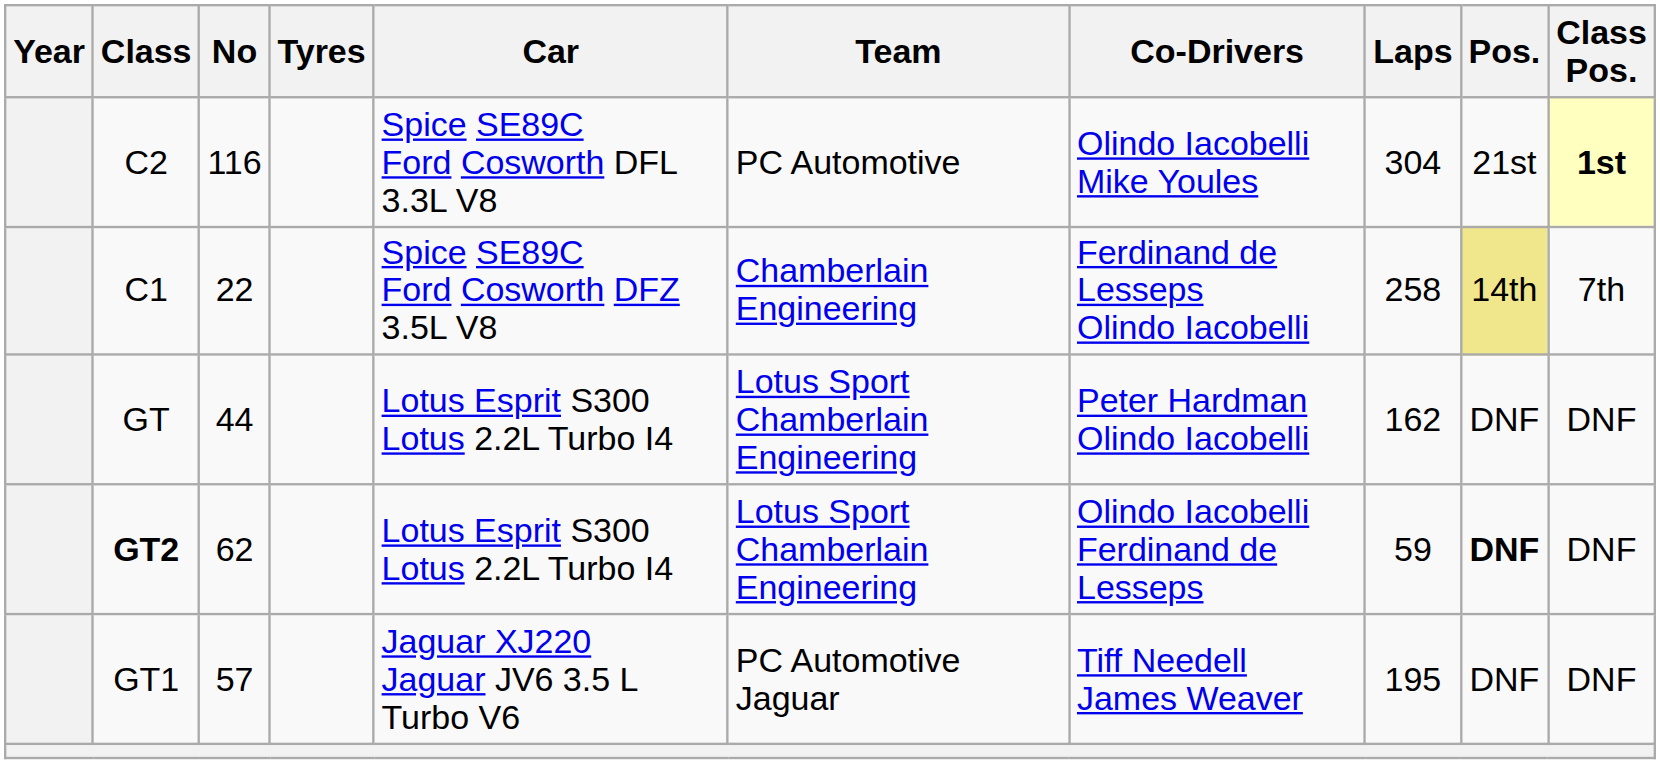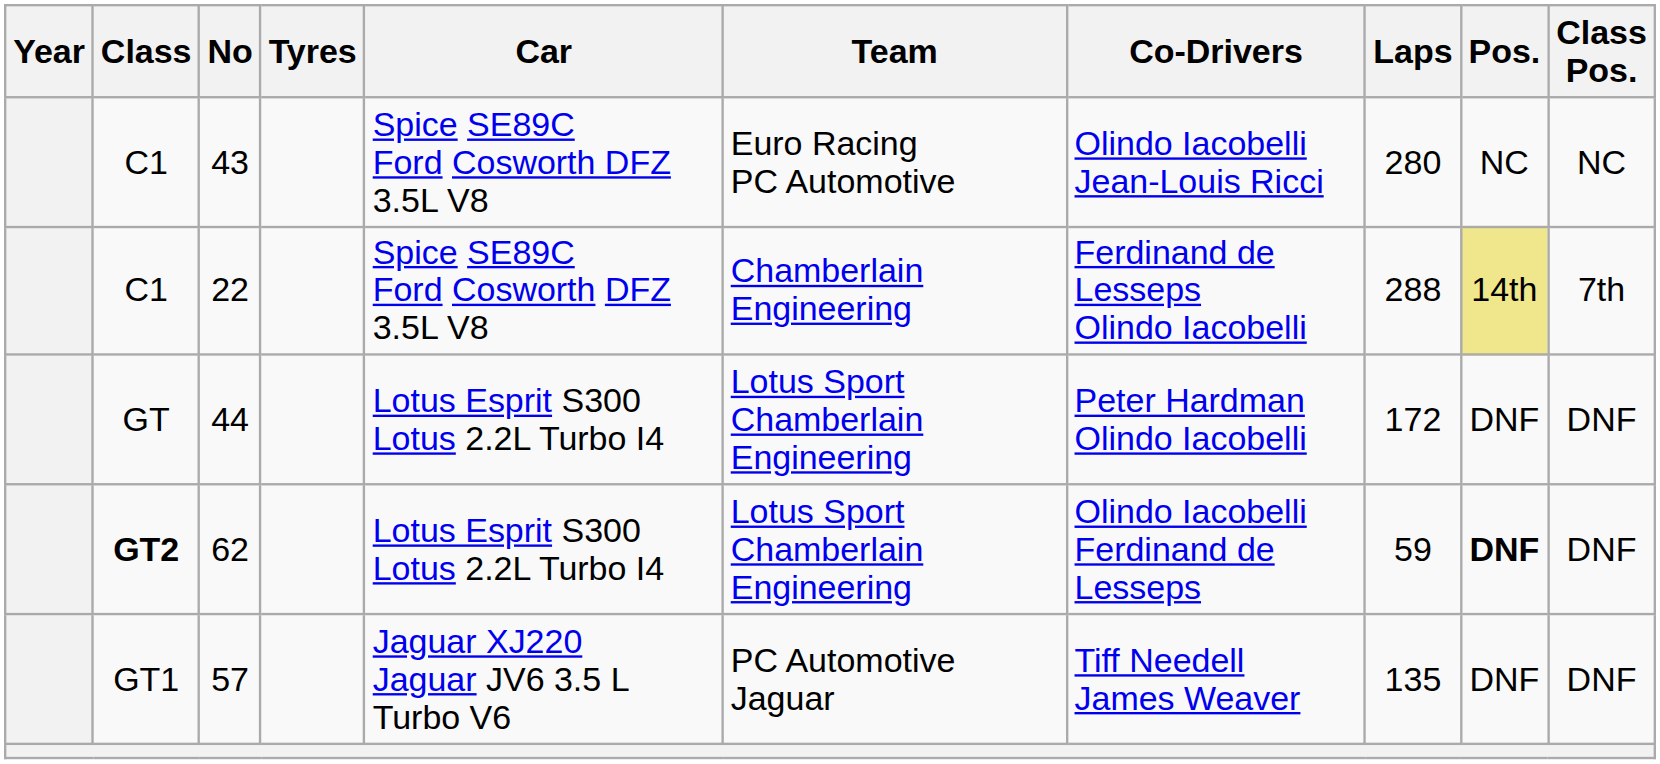- row: (235, 162)
+ row: (230, 162)
(1413, 291) 258 -> (1413, 291) 288
(1413, 420) 162 -> (1413, 420) 172
(1413, 678) 195 -> (1413, 678) 135
